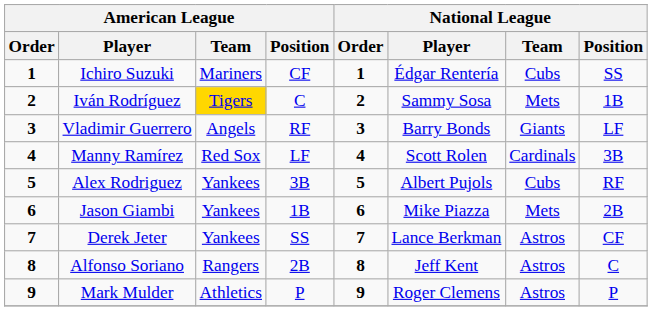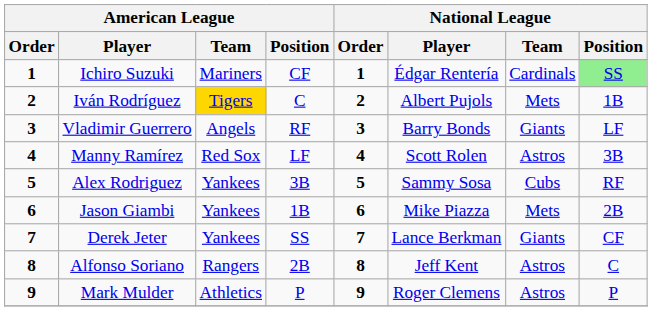(542, 73) Cubs -> (542, 73) Cardinals
(613, 73) no background -> (613, 73) lightgreen background
(446, 100) Sammy Sosa -> (446, 100) Albert Pujols
(542, 155) Cardinals -> (542, 155) Astros
(446, 182) Albert Pujols -> (446, 182) Sammy Sosa
(542, 237) Astros -> (542, 237) Giants
